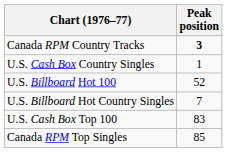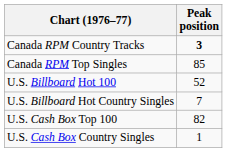rows swapped: (67, 138) <-> (81, 63)
(199, 119) 83 -> (199, 119) 82
